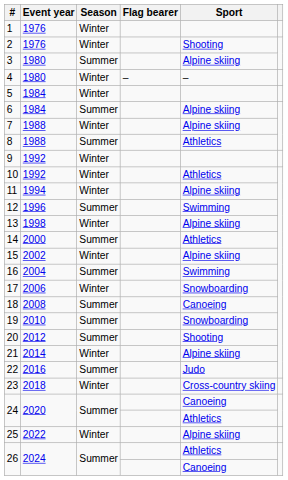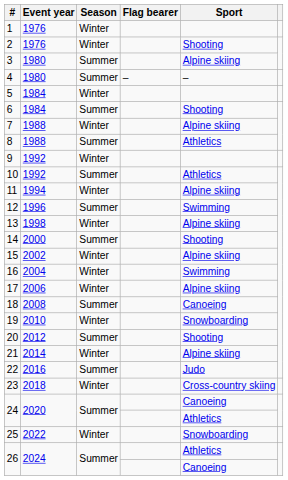(94, 77) Winter -> (99, 77) Summer
(211, 110) Alpine skiing -> (203, 110) Shooting
(94, 175) Winter -> (99, 175) Summer
(202, 239) Athletics -> (203, 239) Shooting
(99, 272) Summer -> (94, 272) Winter
(215, 288) Snowboarding -> (211, 288) Alpine skiing
(99, 321) Summer -> (94, 321) Winter
(211, 434) Alpine skiing -> (215, 434) Snowboarding
